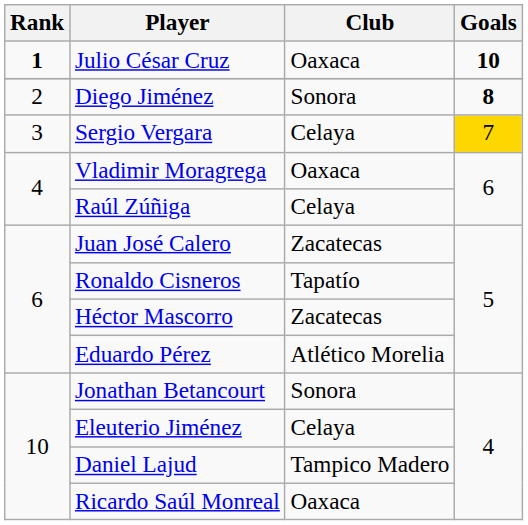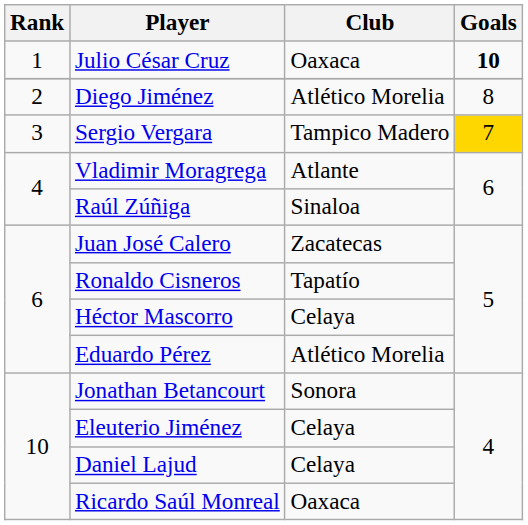(37, 59) bold -> (37, 59) normal
(323, 96) Sonora -> (367, 96) Atlético Morelia
(488, 96) bold -> (488, 96) normal
(323, 133) Celaya -> (370, 133) Tampico Madero
(325, 170) Oaxaca -> (325, 170) Atlante
(323, 206) Celaya -> (325, 206) Sinaloa
(336, 317) Zacatecas -> (323, 317) Celaya
(370, 464) Tampico Madero -> (323, 464) Celaya
